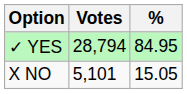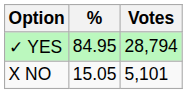columns swapped: (99, 18) <-> (156, 18)
